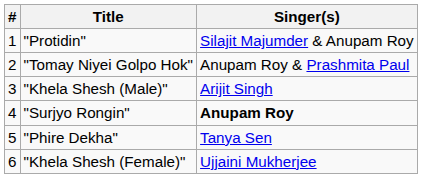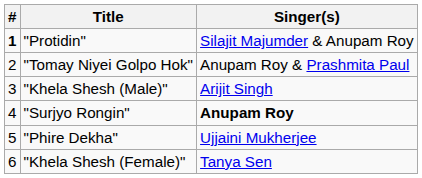(12, 41) normal -> (12, 41) bold
(236, 137) Tanya Sen -> (258, 137) Ujjaini Mukherjee
(258, 161) Ujjaini Mukherjee -> (236, 161) Tanya Sen
